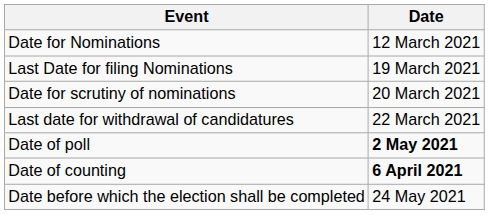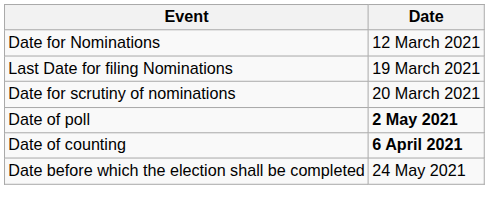- row: (151, 119)
